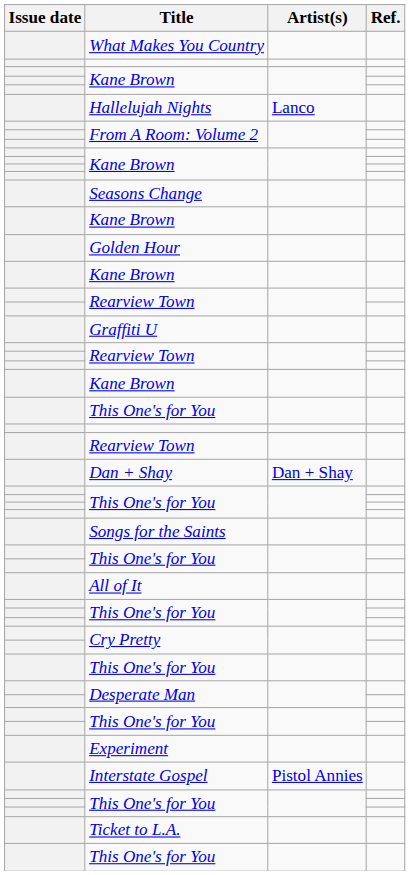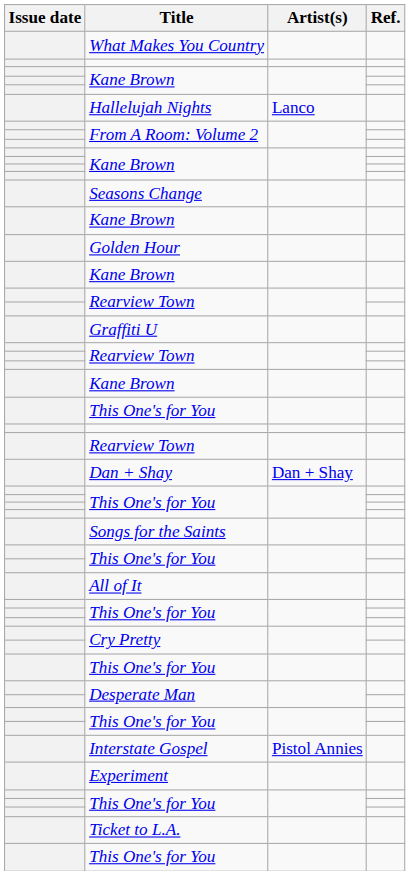rows swapped: (148, 775) <-> (129, 748)
